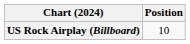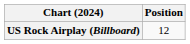(164, 30) 10 -> (164, 30) 12
